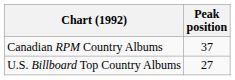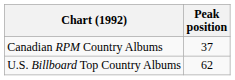(207, 65) 27 -> (207, 65) 62
